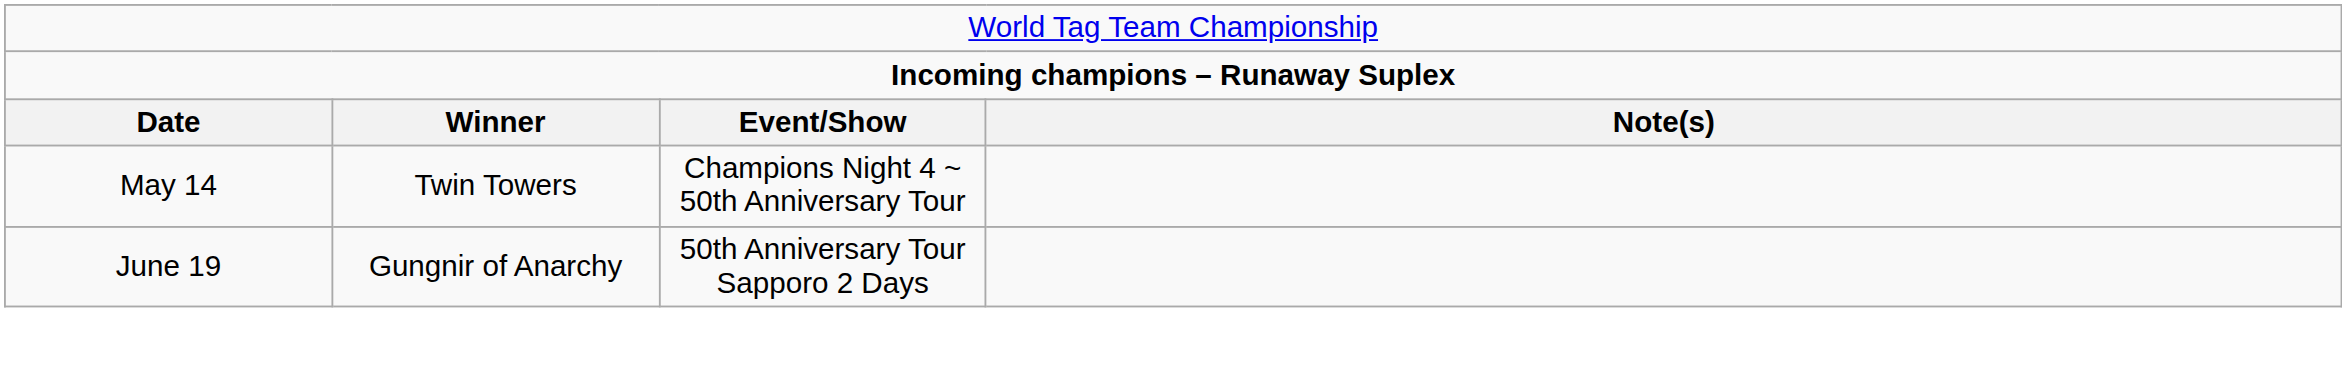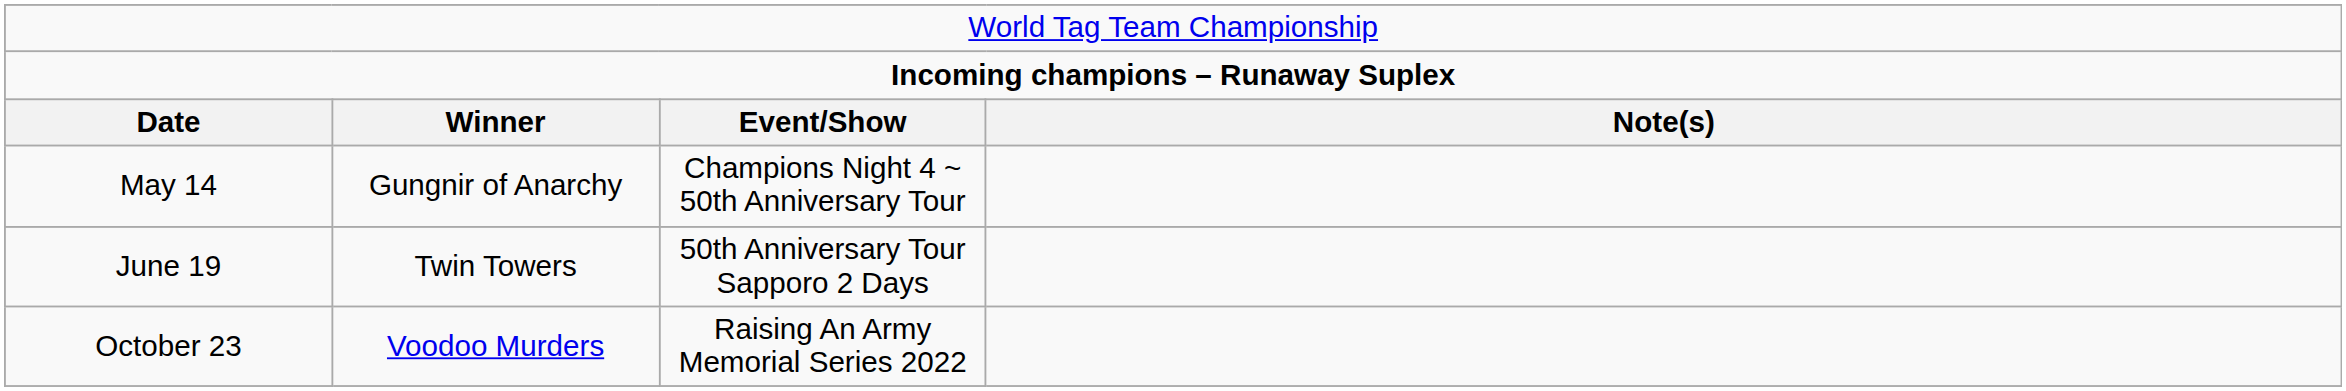(496, 185) Twin Towers -> (496, 185) Gungnir of Anarchy
(496, 265) Gungnir of Anarchy -> (496, 265) Twin Towers
+ row: (168, 345)
